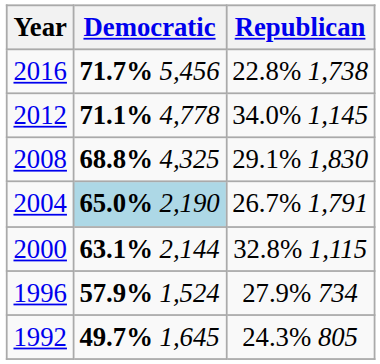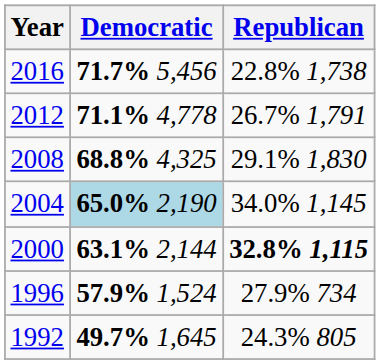(300, 115) 34.0% 1,145 -> (299, 115) 26.7% 1,791
(300, 203) 26.7% 1,791 -> (299, 203) 34.0% 1,145
(300, 247) normal -> (299, 247) bold
